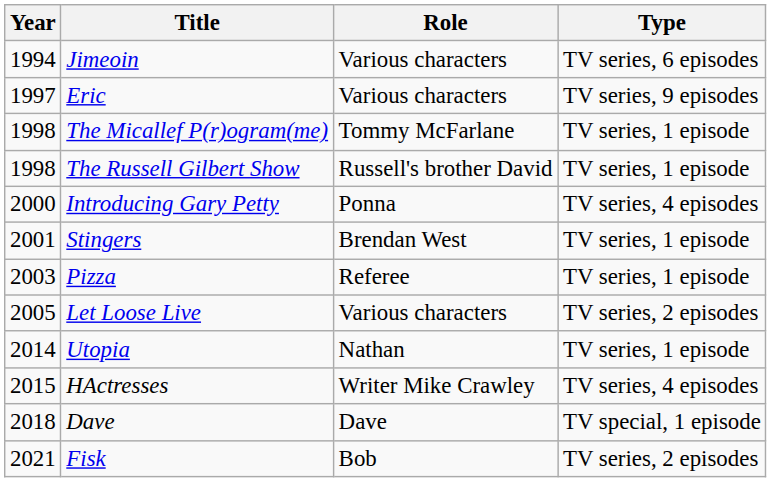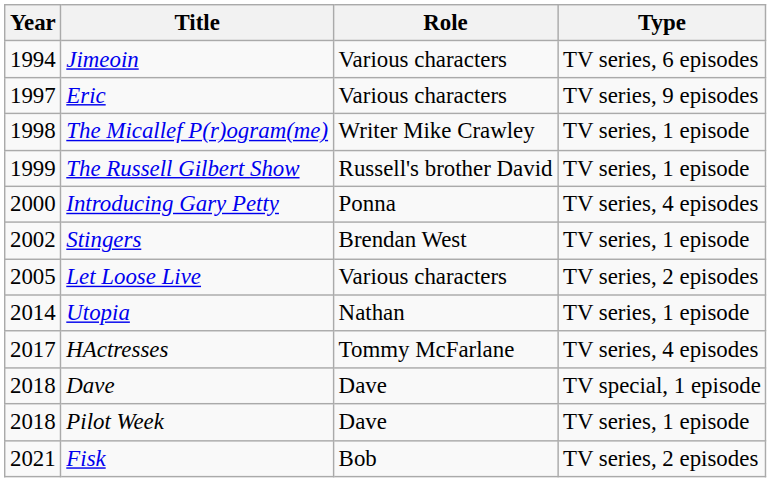(426, 131) Tommy McFarlane -> (437, 131) Writer Mike Crawley
(33, 167) 1998 -> (33, 167) 1999
(33, 240) 2001 -> (33, 240) 2002
- row: (91, 276)
(33, 385) 2015 -> (33, 349) 2017
(437, 385) Writer Mike Crawley -> (426, 349) Tommy McFarlane
+ row: (115, 421)
